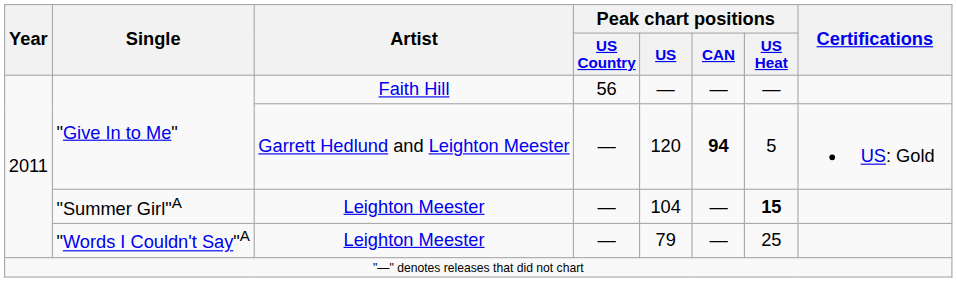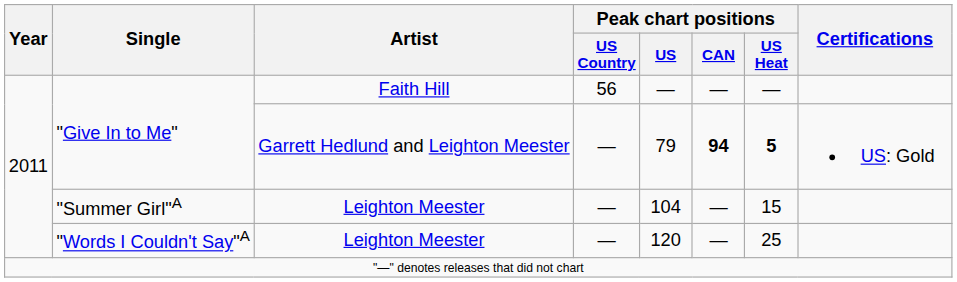(666, 146) 120 -> (666, 146) 79
(771, 146) normal -> (771, 146) bold
(771, 206) bold -> (771, 206) normal
(666, 240) 79 -> (666, 240) 120
